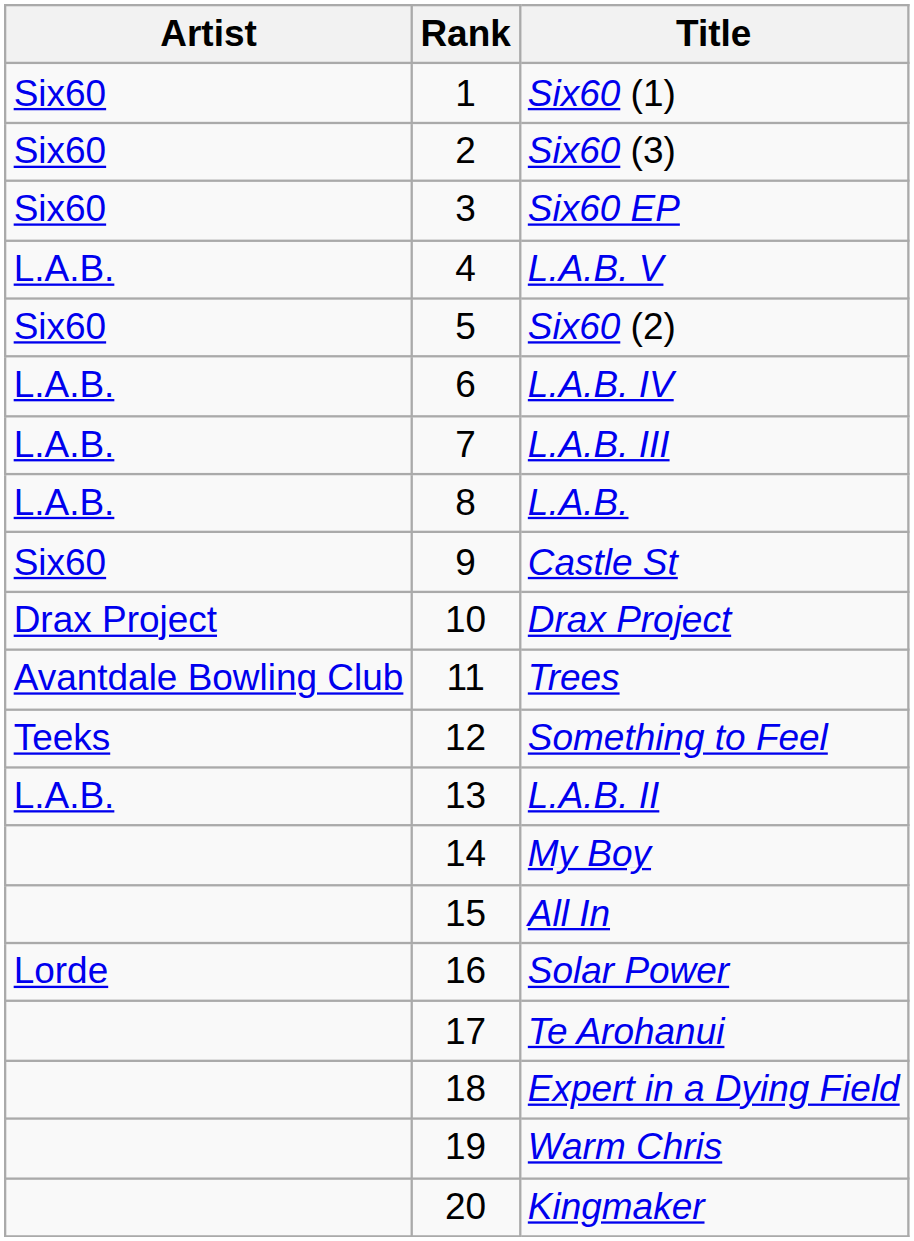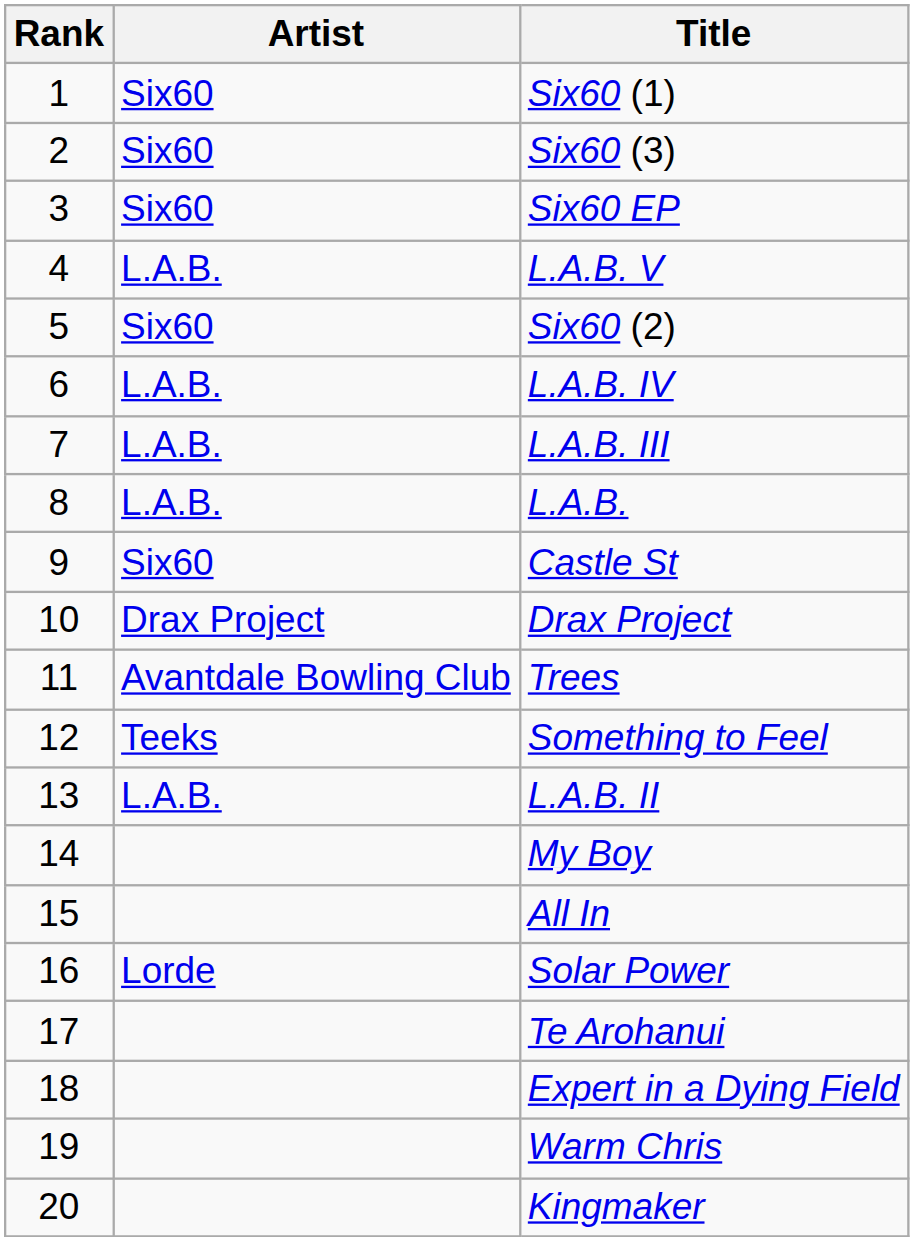columns swapped: (466, 33) <-> (209, 33)
